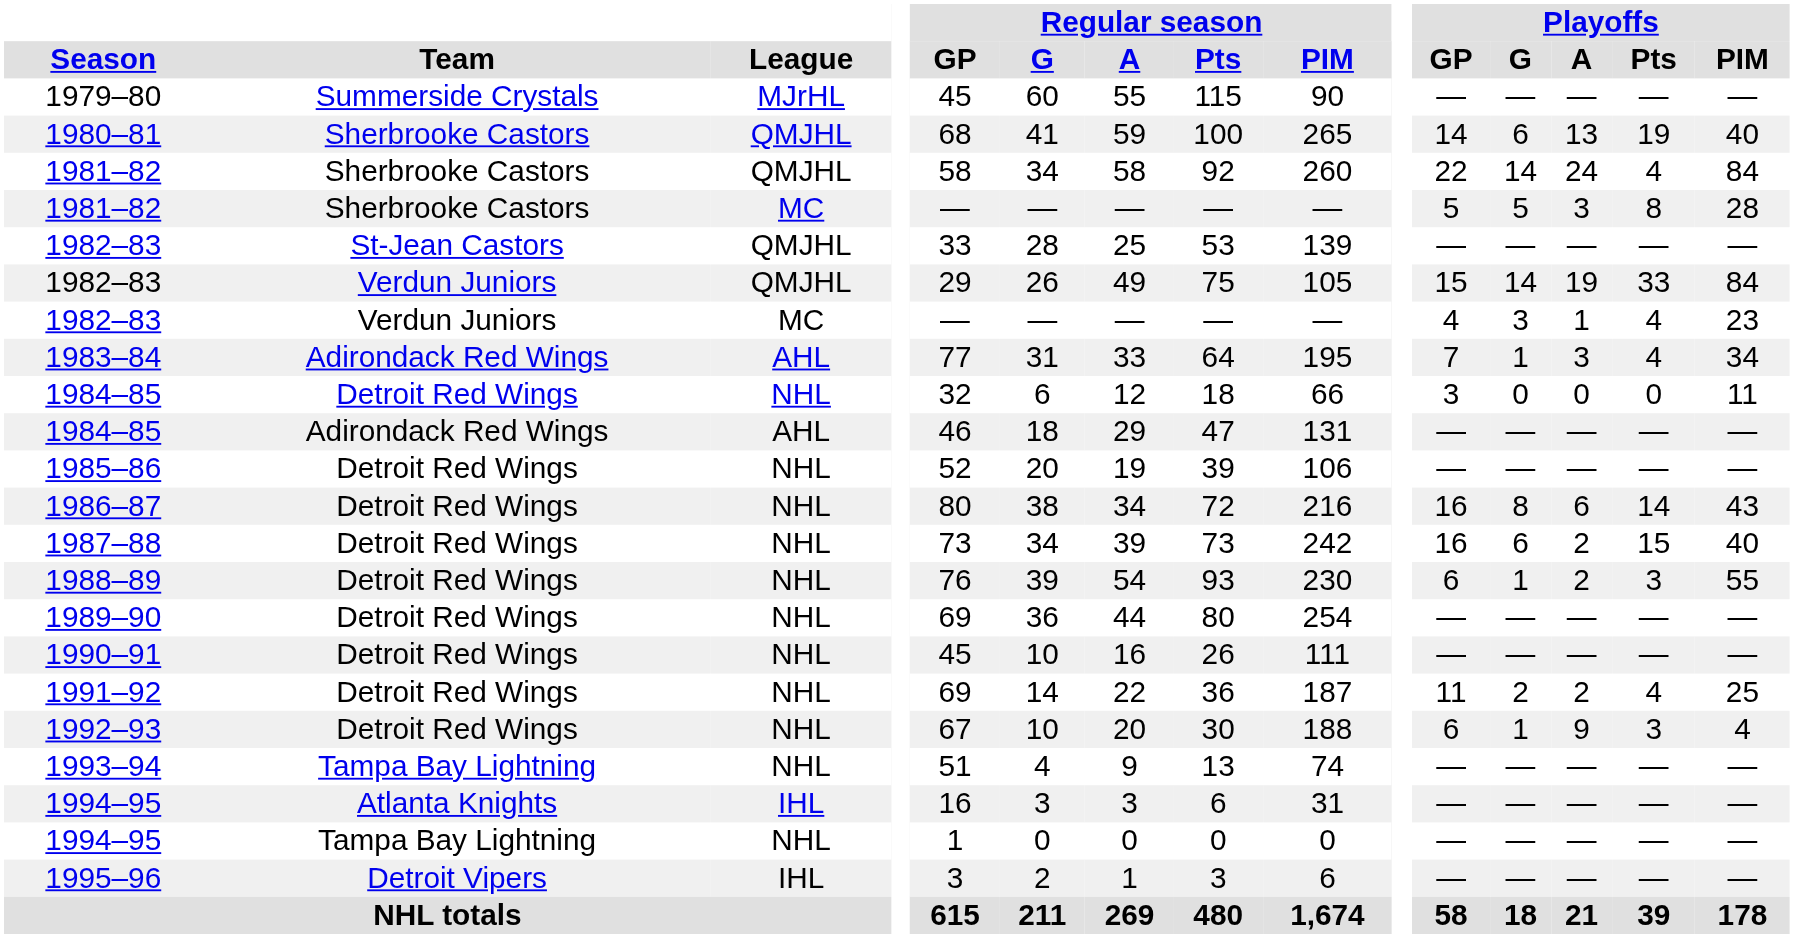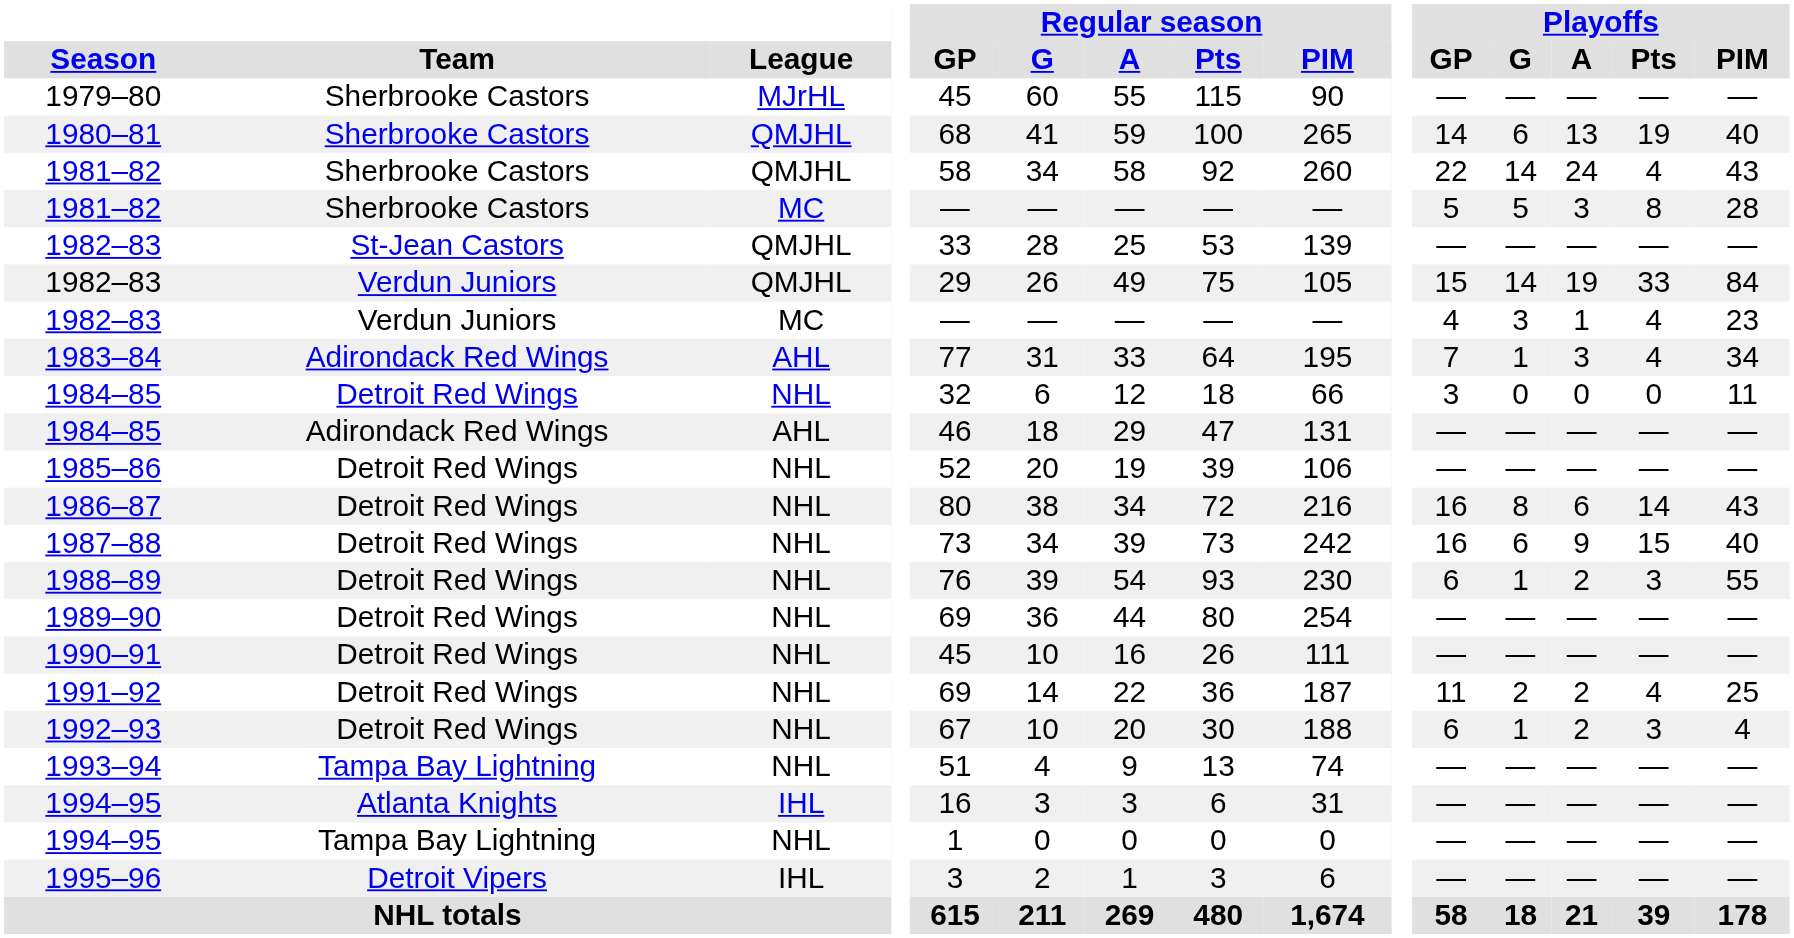(457, 96) Summerside Crystals -> (457, 96) Sherbrooke Castors
(1742, 170) 84 -> (1742, 170) 43
(1582, 542) 2 -> (1582, 542) 9
(1582, 728) 9 -> (1582, 728) 2
